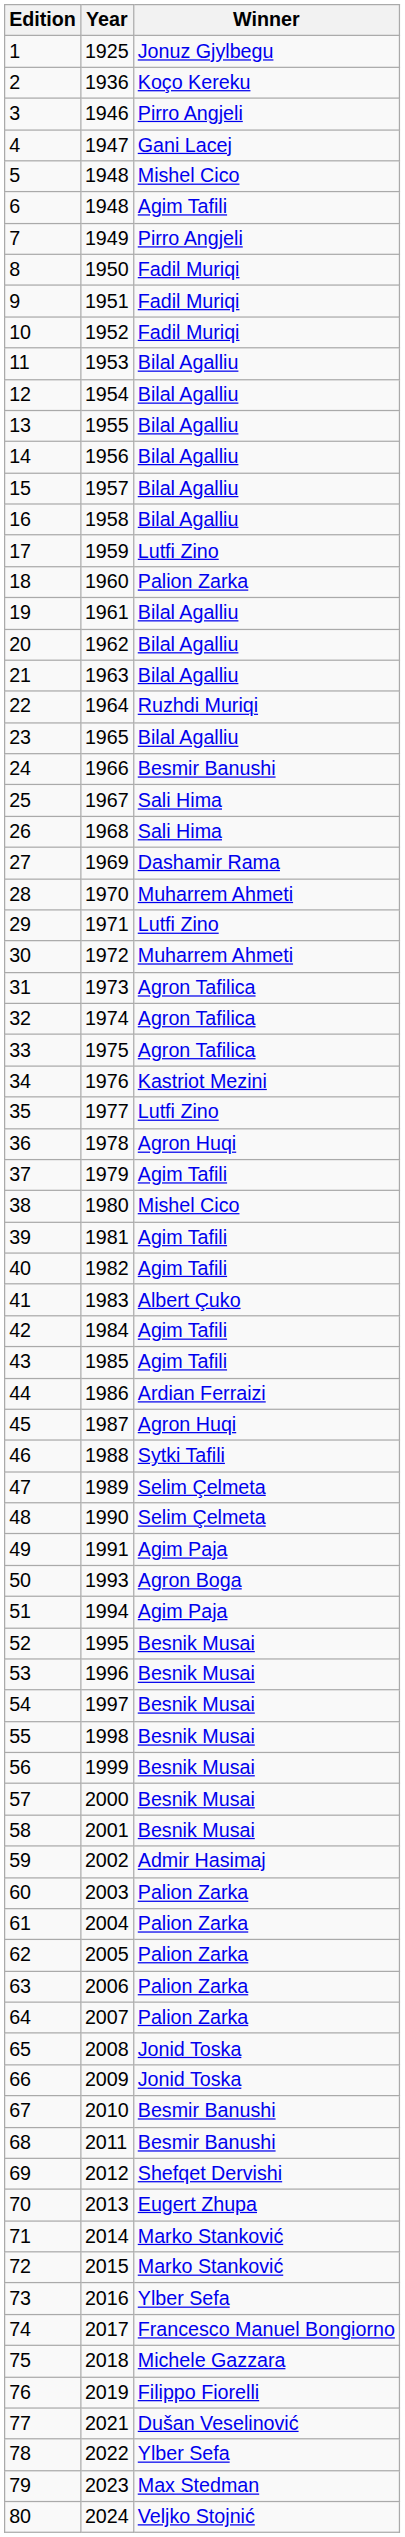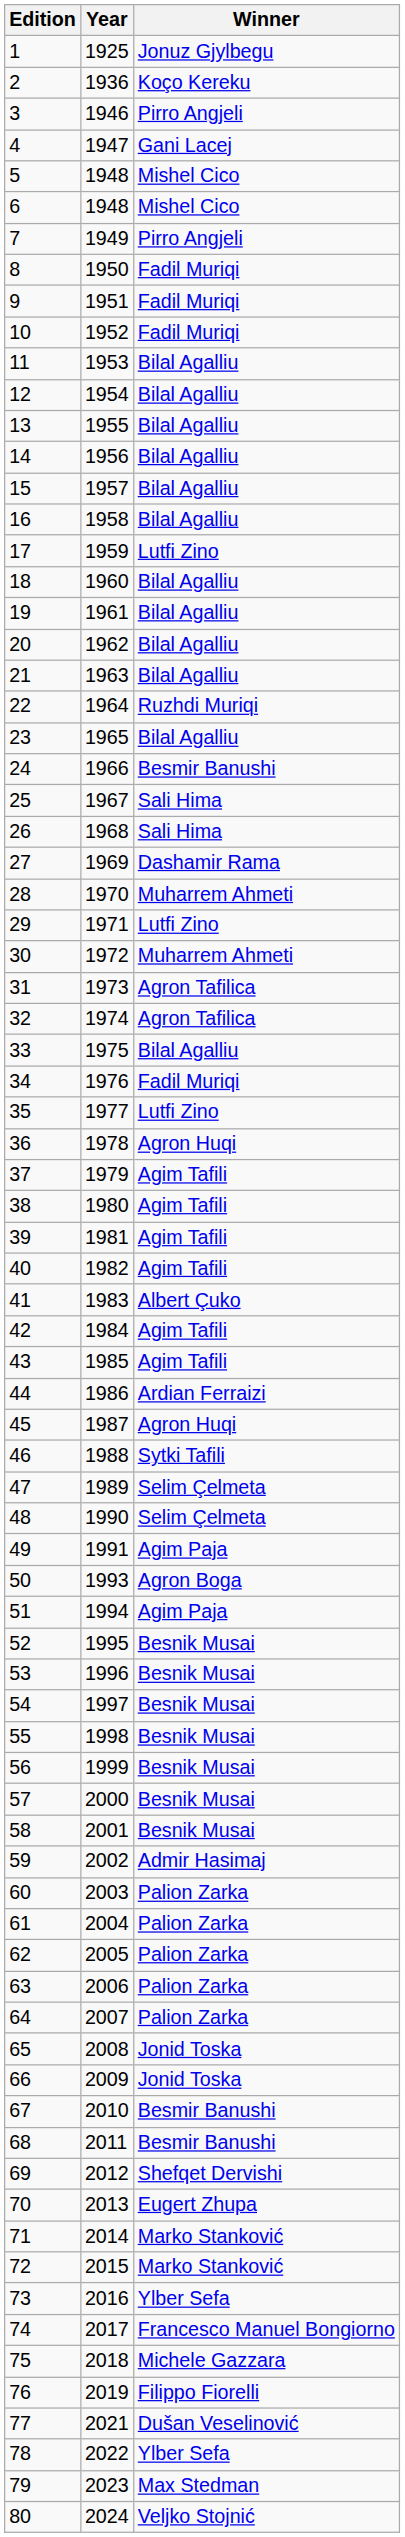(182, 207) Agim Tafili -> (189, 207) Mishel Cico
(193, 581) Palion Zarka -> (188, 581) Bilal Agalliu
(197, 1050) Agron Tafilica -> (188, 1050) Bilal Agalliu
(202, 1081) Kastriot Mezini -> (189, 1081) Fadil Muriqi
(189, 1206) Mishel Cico -> (182, 1206) Agim Tafili
